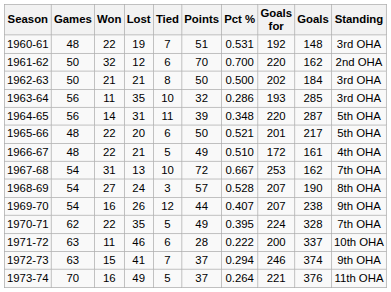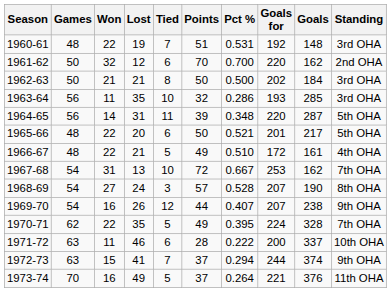(276, 260) 246 -> (276, 260) 244
